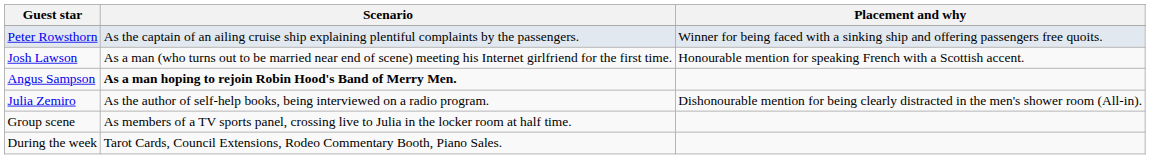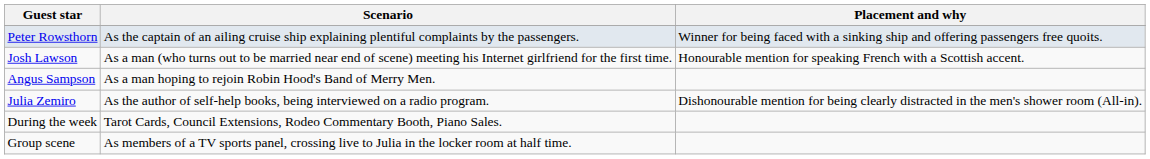(280, 79) bold -> (270, 79) normal
rows swapped: (52, 143) <-> (41, 121)
